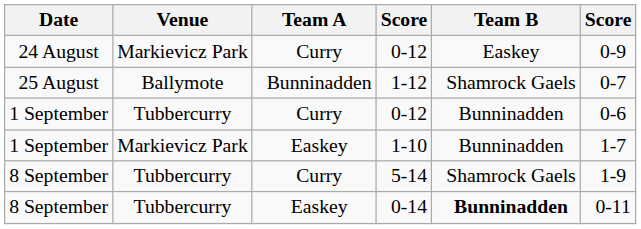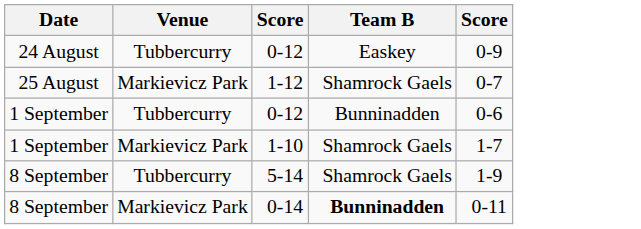- column: (314, 20)
(182, 51) Markievicz Park -> (182, 51) Tubbercurry
(182, 82) Ballymote -> (182, 82) Markievicz Park
(506, 144) Bunninadden -> (382, 144) Shamrock Gaels
(182, 207) Tubbercurry -> (182, 207) Markievicz Park
